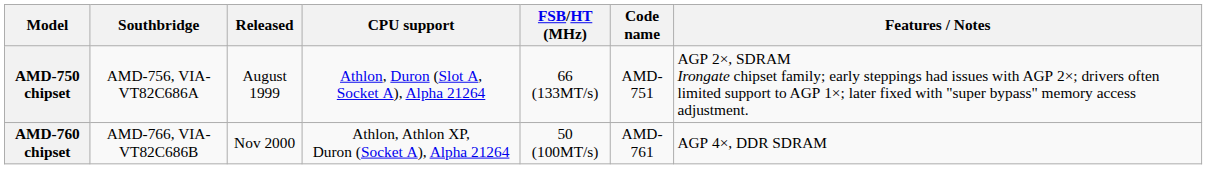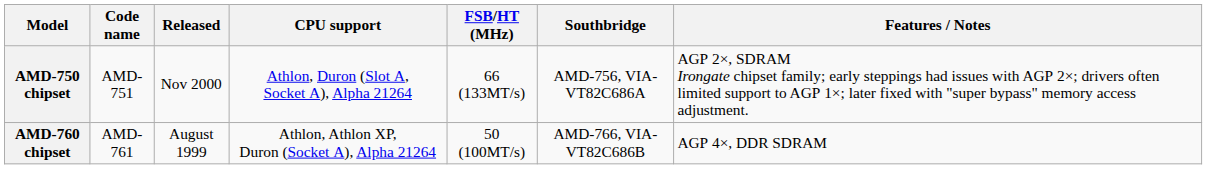columns swapped: (642, 25) <-> (159, 25)
(265, 84) August 1999 -> (191, 84) Nov 2000
(265, 143) Nov 2000 -> (191, 143) August 1999
